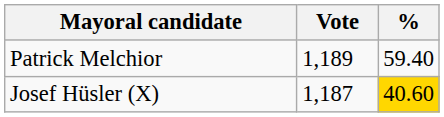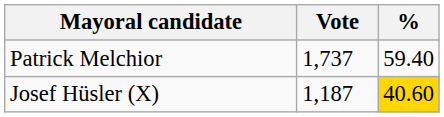(328, 58) 1,189 -> (328, 58) 1,737
